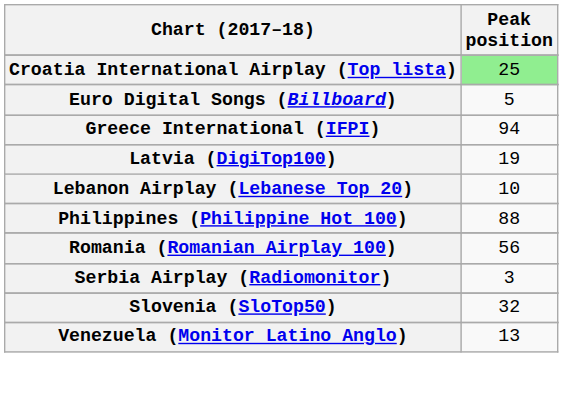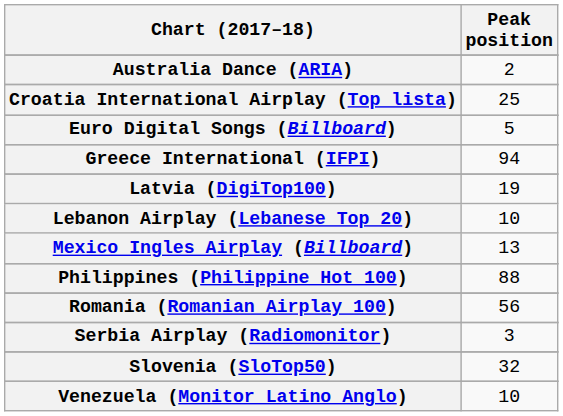+ row: (233, 70)
(509, 70) lightgreen background -> (509, 100) no background
+ row: (233, 248)
(509, 337) 13 -> (509, 396) 10
